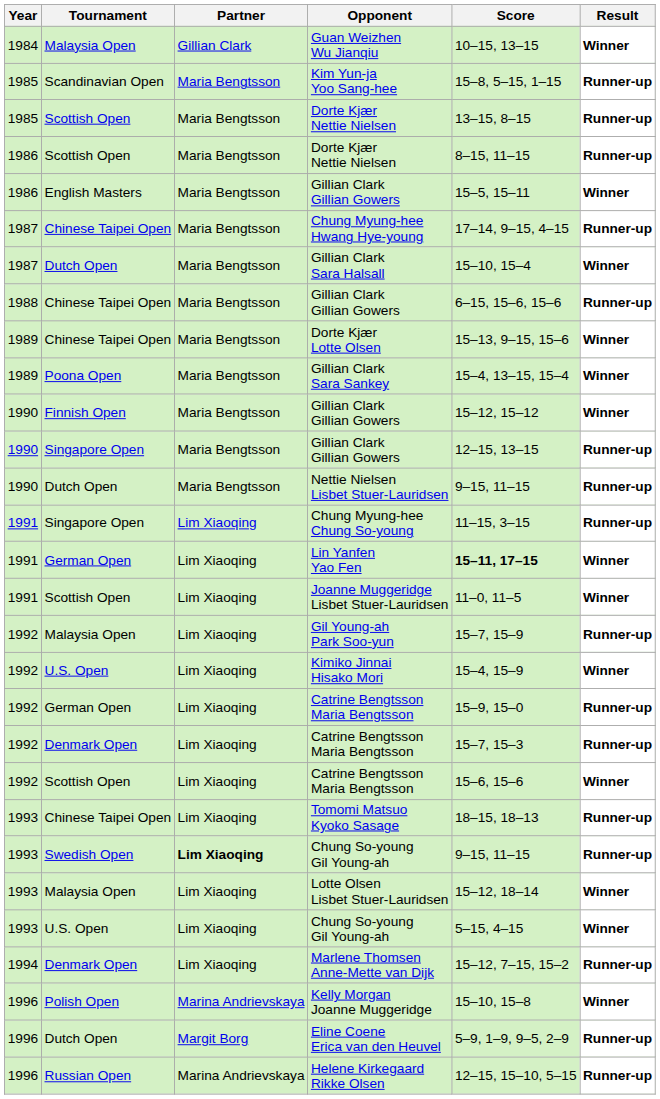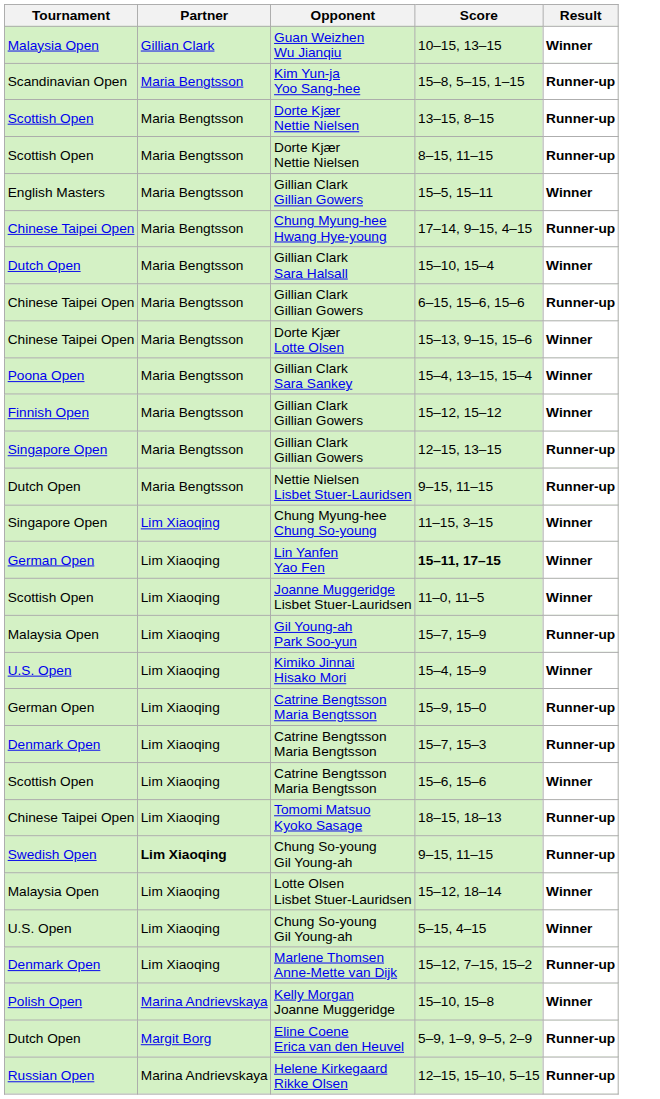- column: (23, 16)
(617, 523) Runner-up -> (569, 523) Winner
